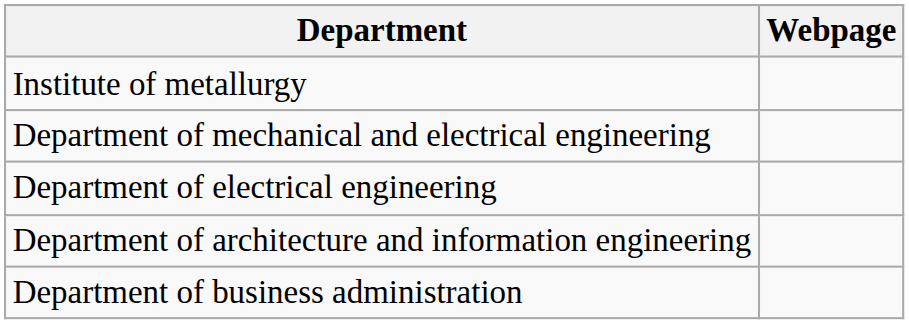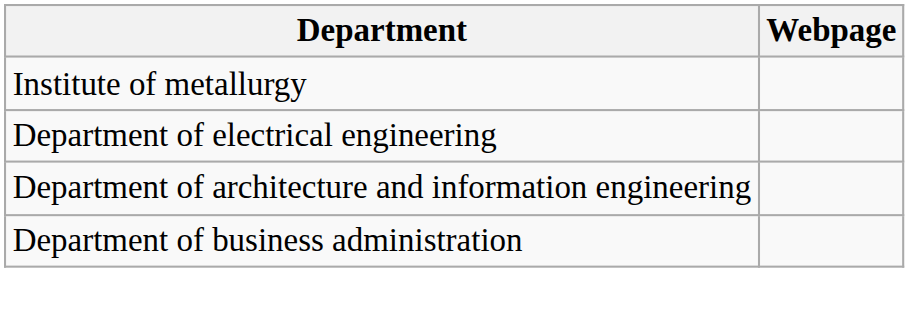- row: (362, 135)
